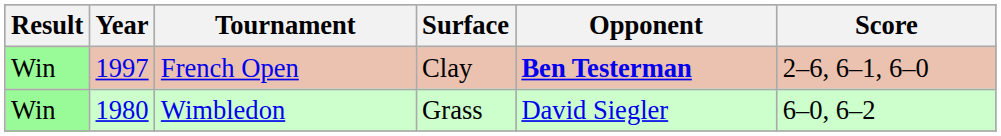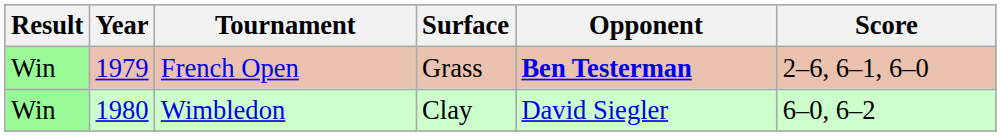(122, 67) 1997 -> (122, 67) 1979
(447, 67) Clay -> (452, 67) Grass
(452, 109) Grass -> (447, 109) Clay
